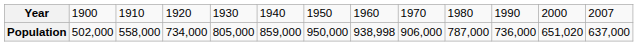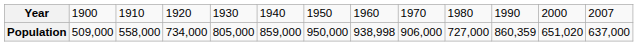(93, 31) 502,000 -> (93, 31) 509,000
(468, 31) 787,000 -> (468, 31) 727,000
(515, 31) 736,000 -> (515, 31) 860,359
